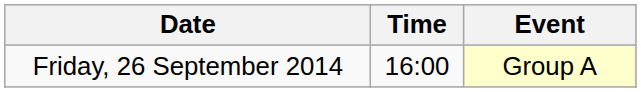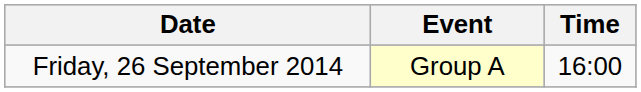columns swapped: (417, 24) <-> (550, 24)
